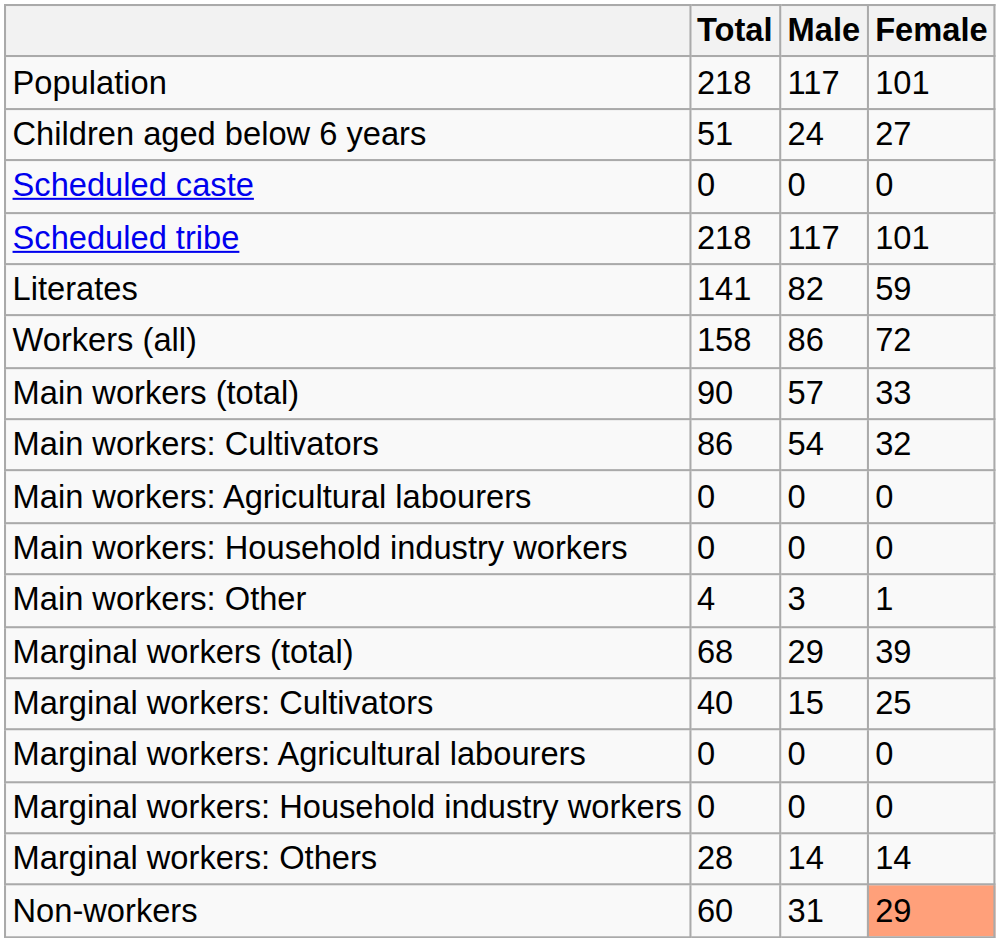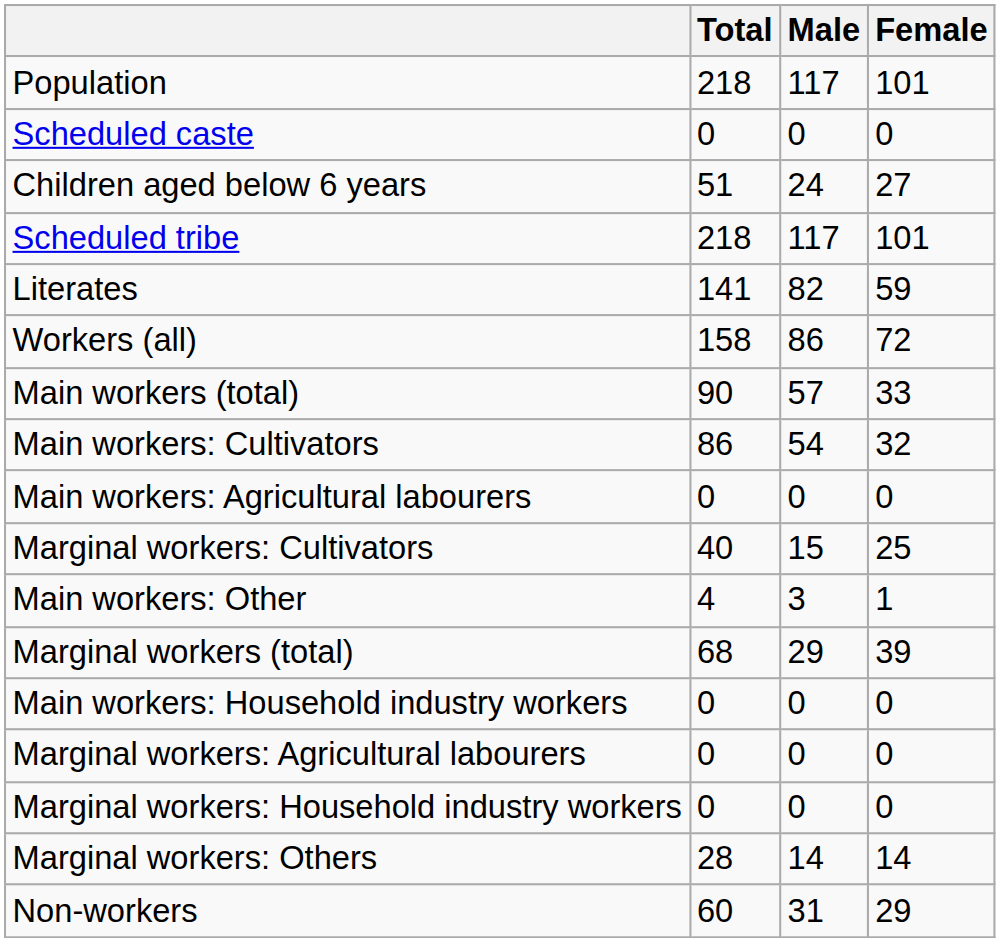rows swapped: (219, 133) <-> (133, 185)
rows swapped: (320, 548) <-> (223, 703)
(893, 910) lightsalmon background -> (893, 910) no background
